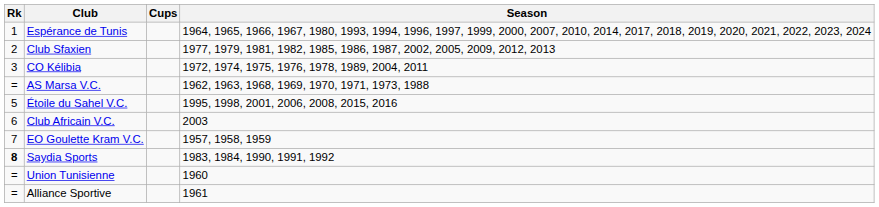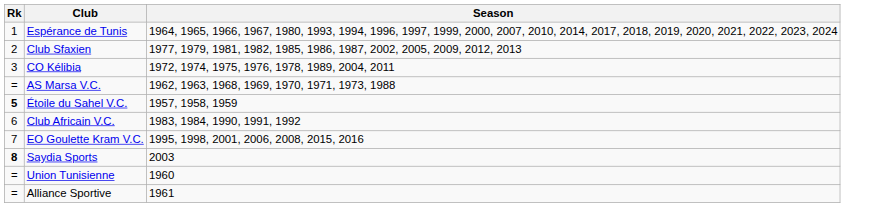- column: (163, 13)
(14, 103) normal -> (14, 103) bold
(290, 103) 1995, 1998, 2001, 2006, 2008, 2015, 2016 -> (193, 103) 1957, 1958, 1959
(195, 121) 2003 -> (225, 121) 1983, 1984, 1990, 1991, 1992
(227, 139) 1957, 1958, 1959 -> (256, 139) 1995, 1998, 2001, 2006, 2008, 2015, 2016
(258, 157) 1983, 1984, 1990, 1991, 1992 -> (162, 157) 2003
